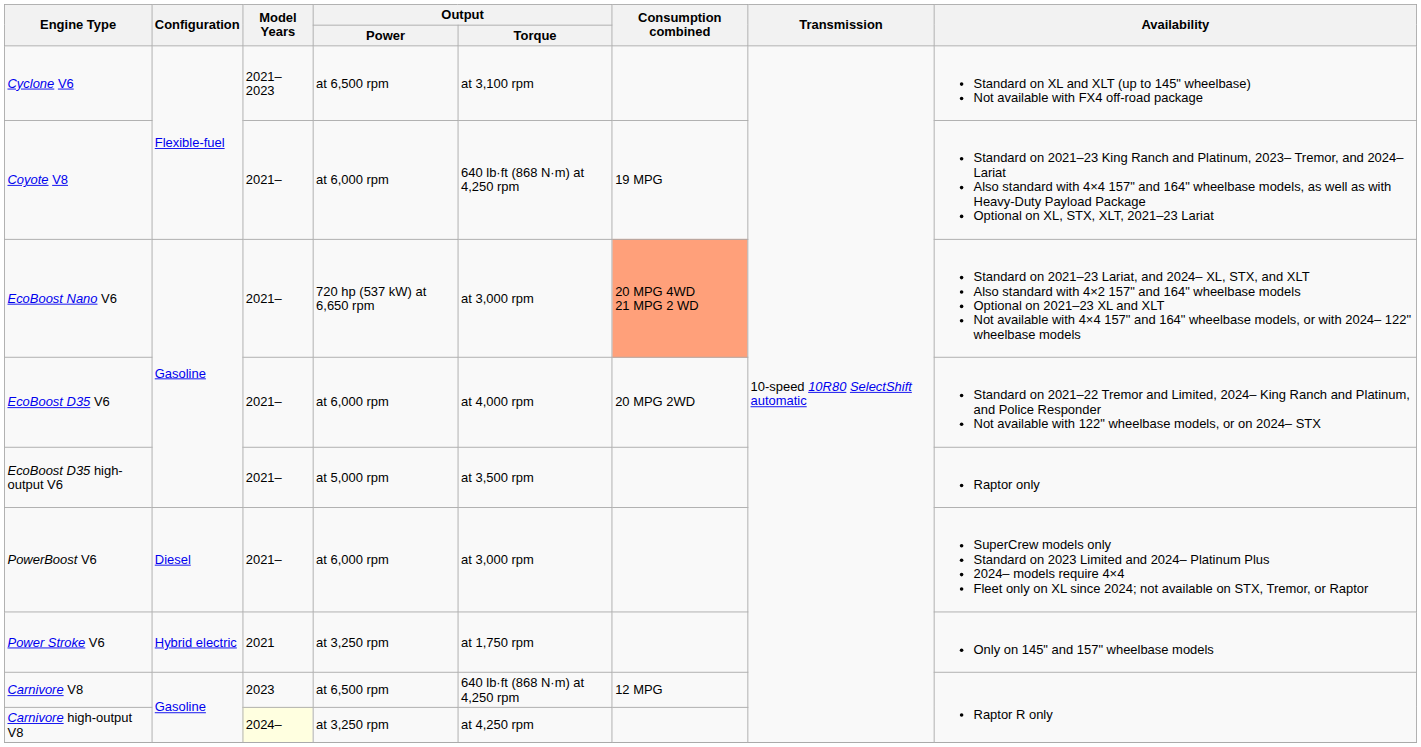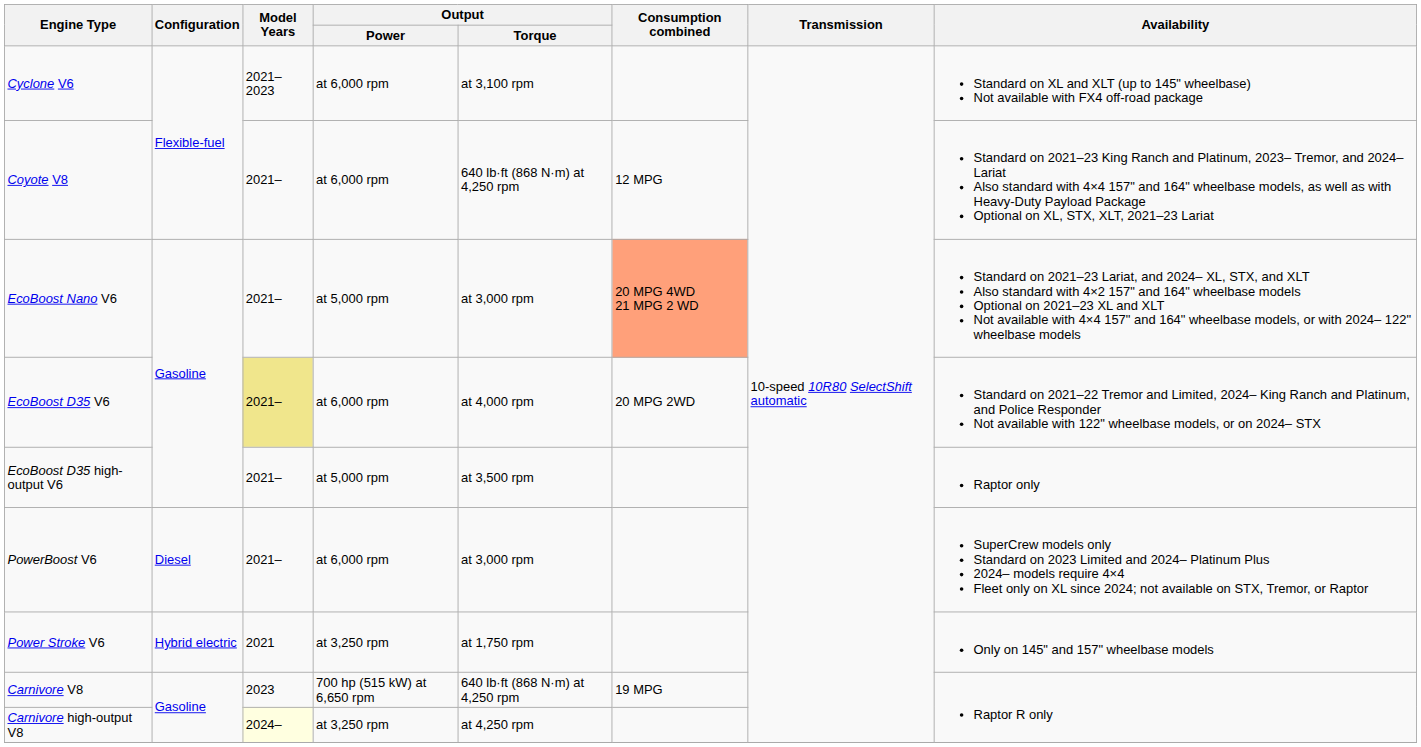(352, 83) at 6,500 rpm -> (352, 83) at 6,000 rpm
(639, 180) 19 MPG -> (639, 180) 12 MPG
(371, 299) 720 hp (537 kW) at 6,650 rpm -> (352, 299) at 5,000 rpm
(264, 403) no background -> (264, 403) khaki background
(352, 690) at 6,500 rpm -> (371, 690) 700 hp (515 kW) at 6,650 rpm
(639, 690) 12 MPG -> (639, 690) 19 MPG
